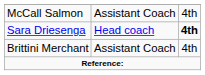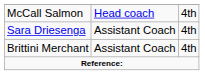(135, 13) Assistant Coach -> (124, 13) Head coach
(124, 30) Head coach -> (135, 30) Assistant Coach
(189, 30) bold -> (189, 30) normal
